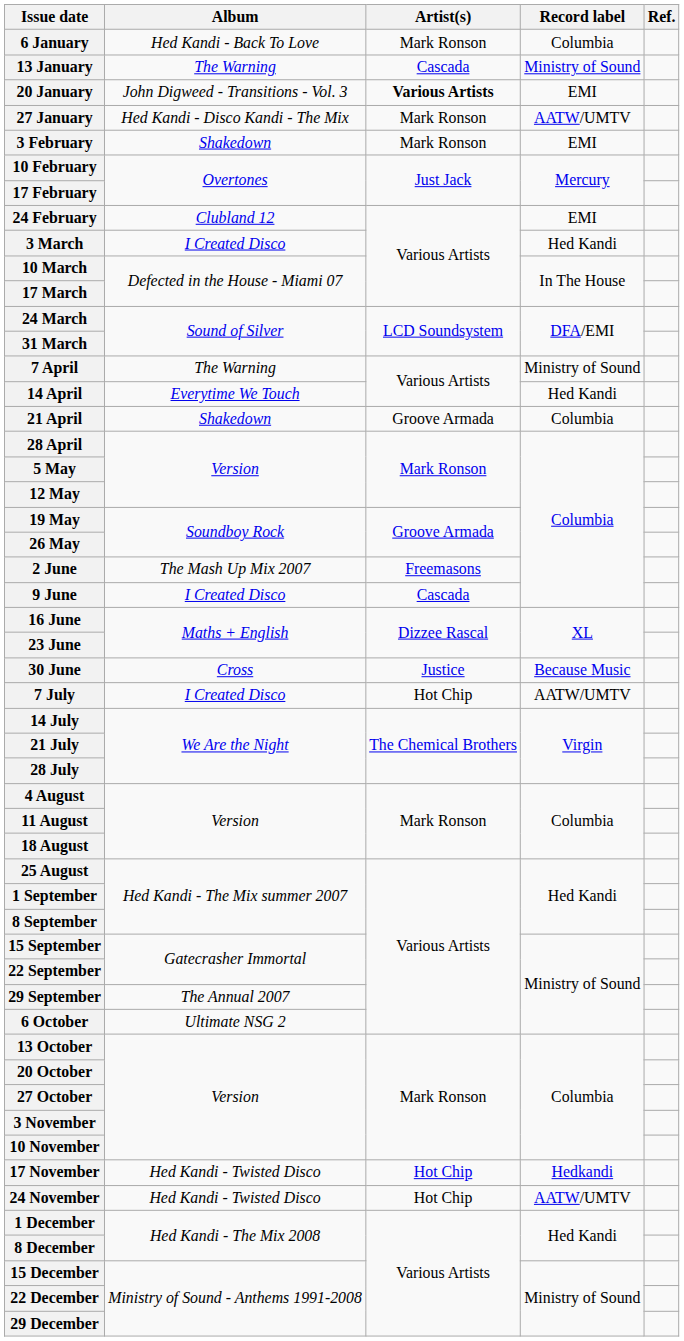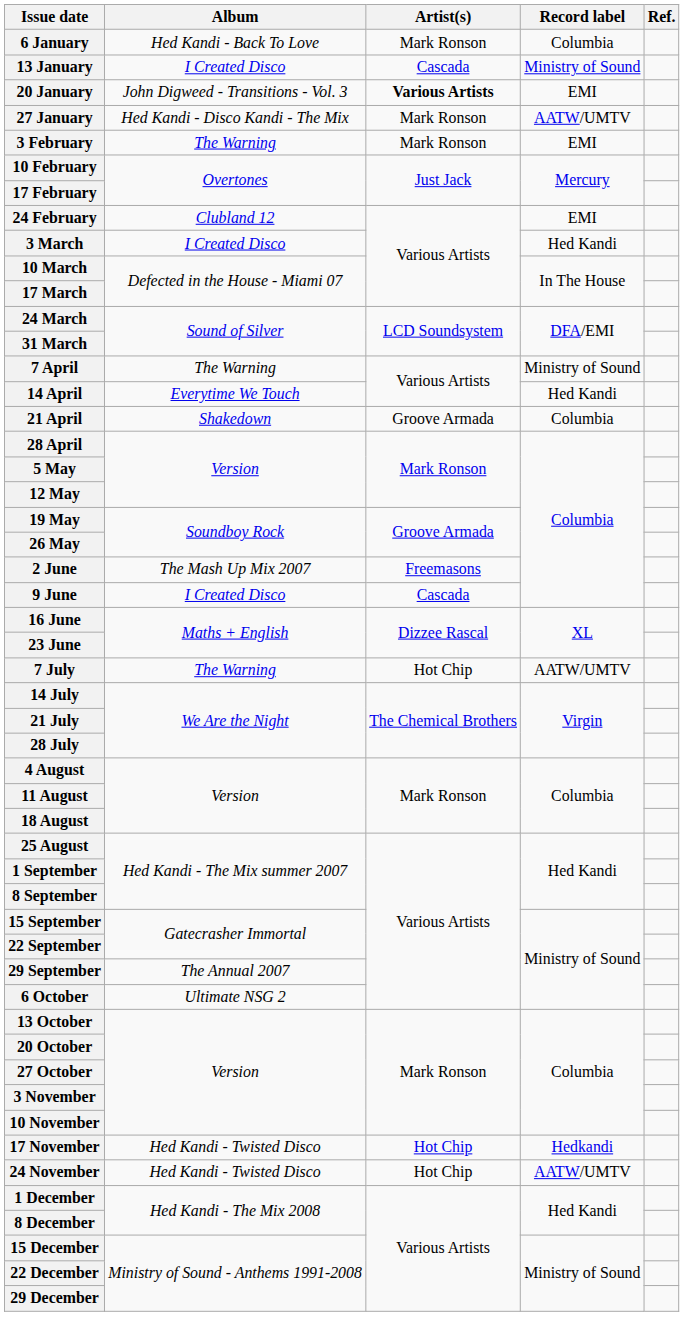(235, 67) The Warning -> (235, 67) I Created Disco
(235, 142) Shakedown -> (235, 142) The Warning
- row: (55, 670)
(235, 695) I Created Disco -> (235, 670) The Warning
